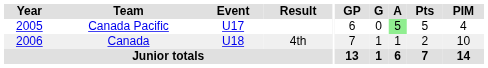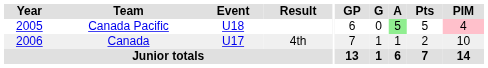(233, 26) U17 -> (233, 26) U18
(463, 26) no background -> (463, 26) pink background
(233, 41) U18 -> (233, 41) U17
